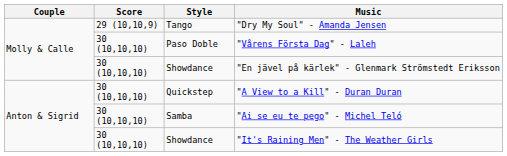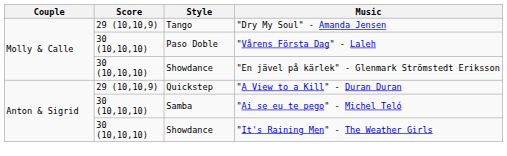(122, 92) 30 (10,10,10) -> (127, 87) 29 (10,10,9)
